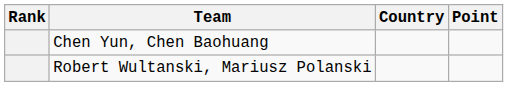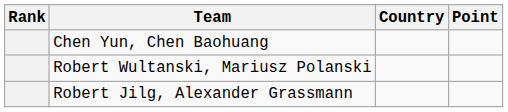+ row: (203, 94)
